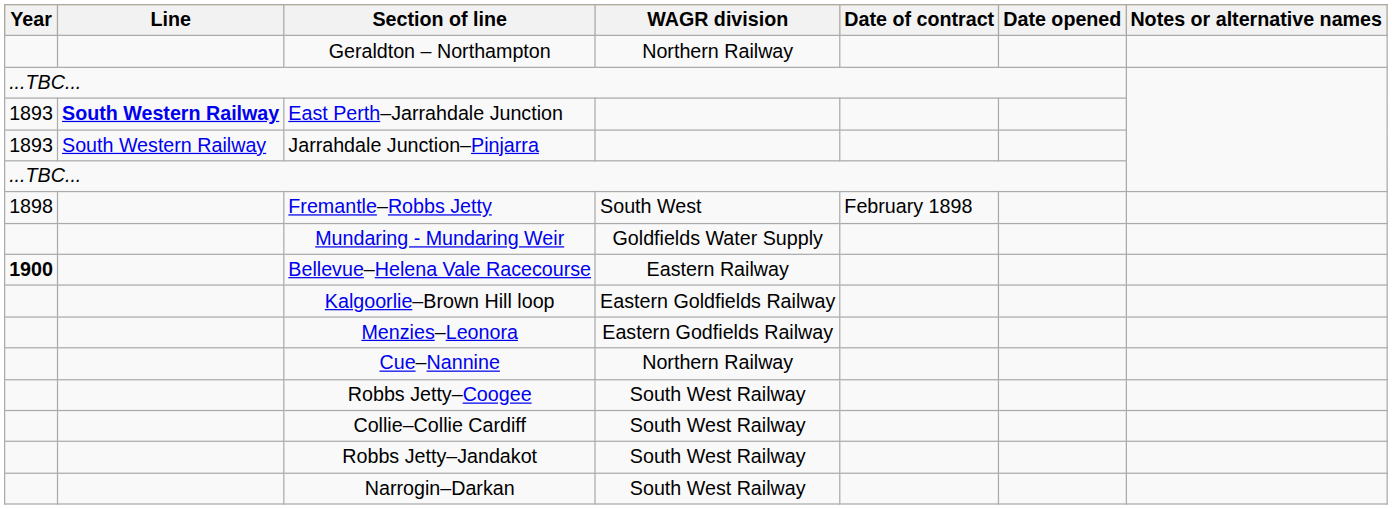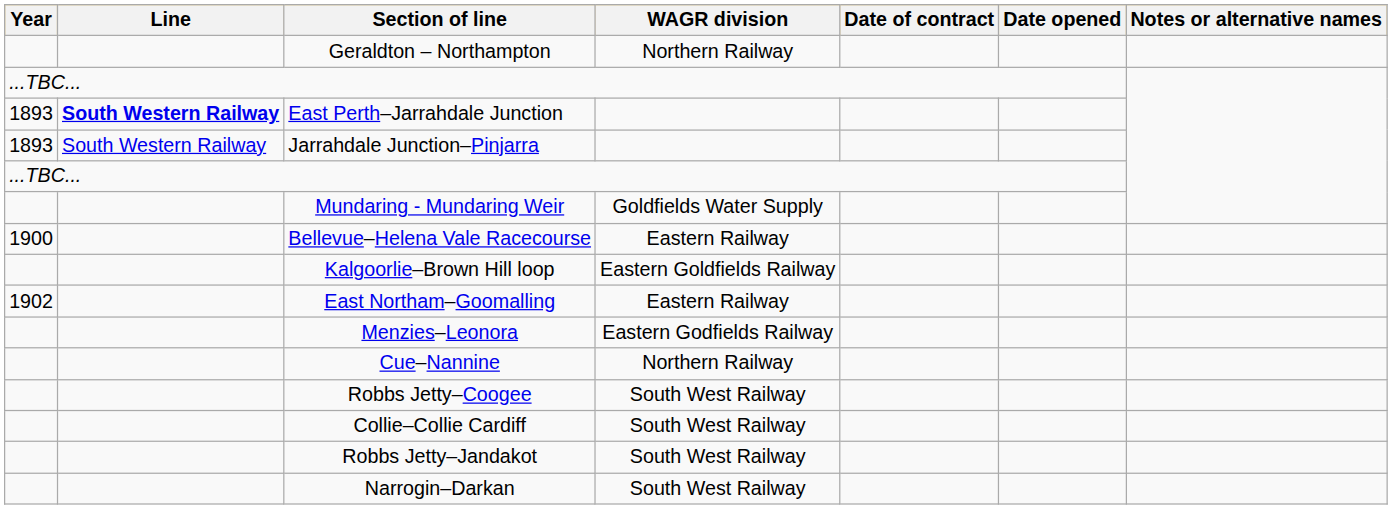- row: (390, 207)
(31, 269) bold -> (31, 238) normal
+ row: (440, 301)
